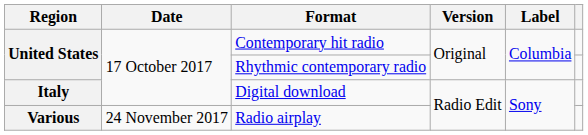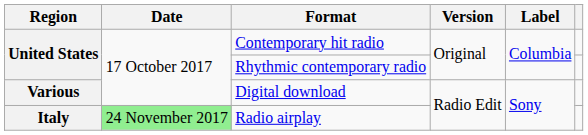(53, 92) Italy -> (53, 92) Various
(53, 117) Various -> (53, 117) Italy
(167, 117) no background -> (167, 117) lightgreen background
